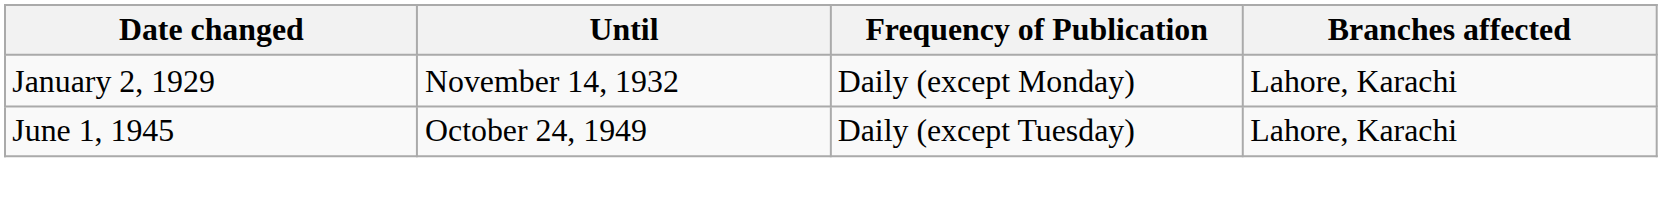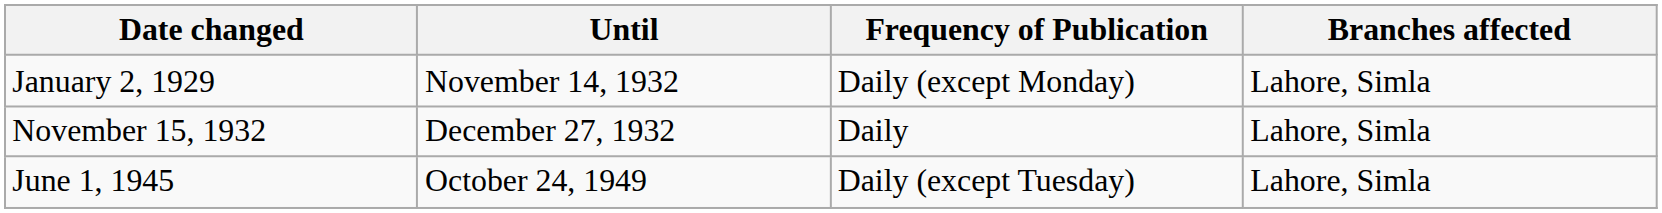(1354, 80) Lahore, Karachi -> (1341, 80) Lahore, Simla
+ row: (139, 130)
(1354, 130) Lahore, Karachi -> (1341, 181) Lahore, Simla
